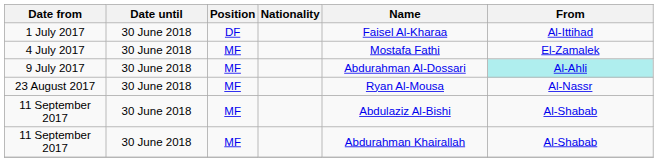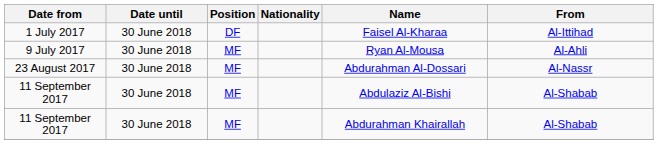- row: (55, 50)
(405, 68) Abdurahman Al-Dossari -> (405, 50) Ryan Al-Mousa
(570, 68) paleturquoise background -> (570, 50) no background
(405, 87) Ryan Al-Mousa -> (405, 68) Abdurahman Al-Dossari
